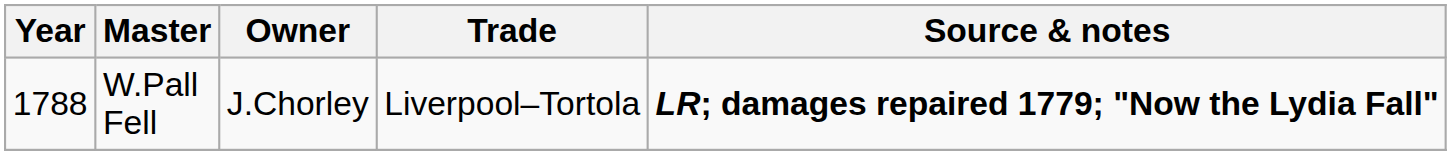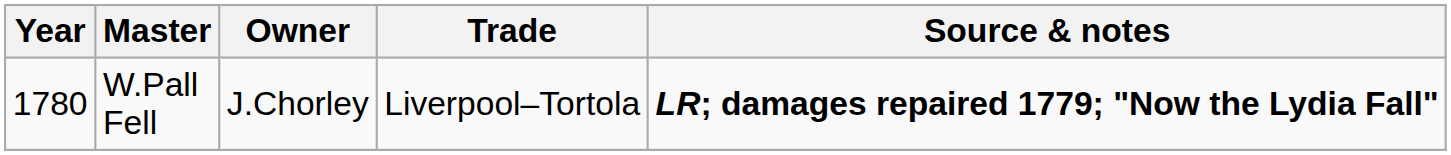(50, 103) 1788 -> (50, 103) 1780
